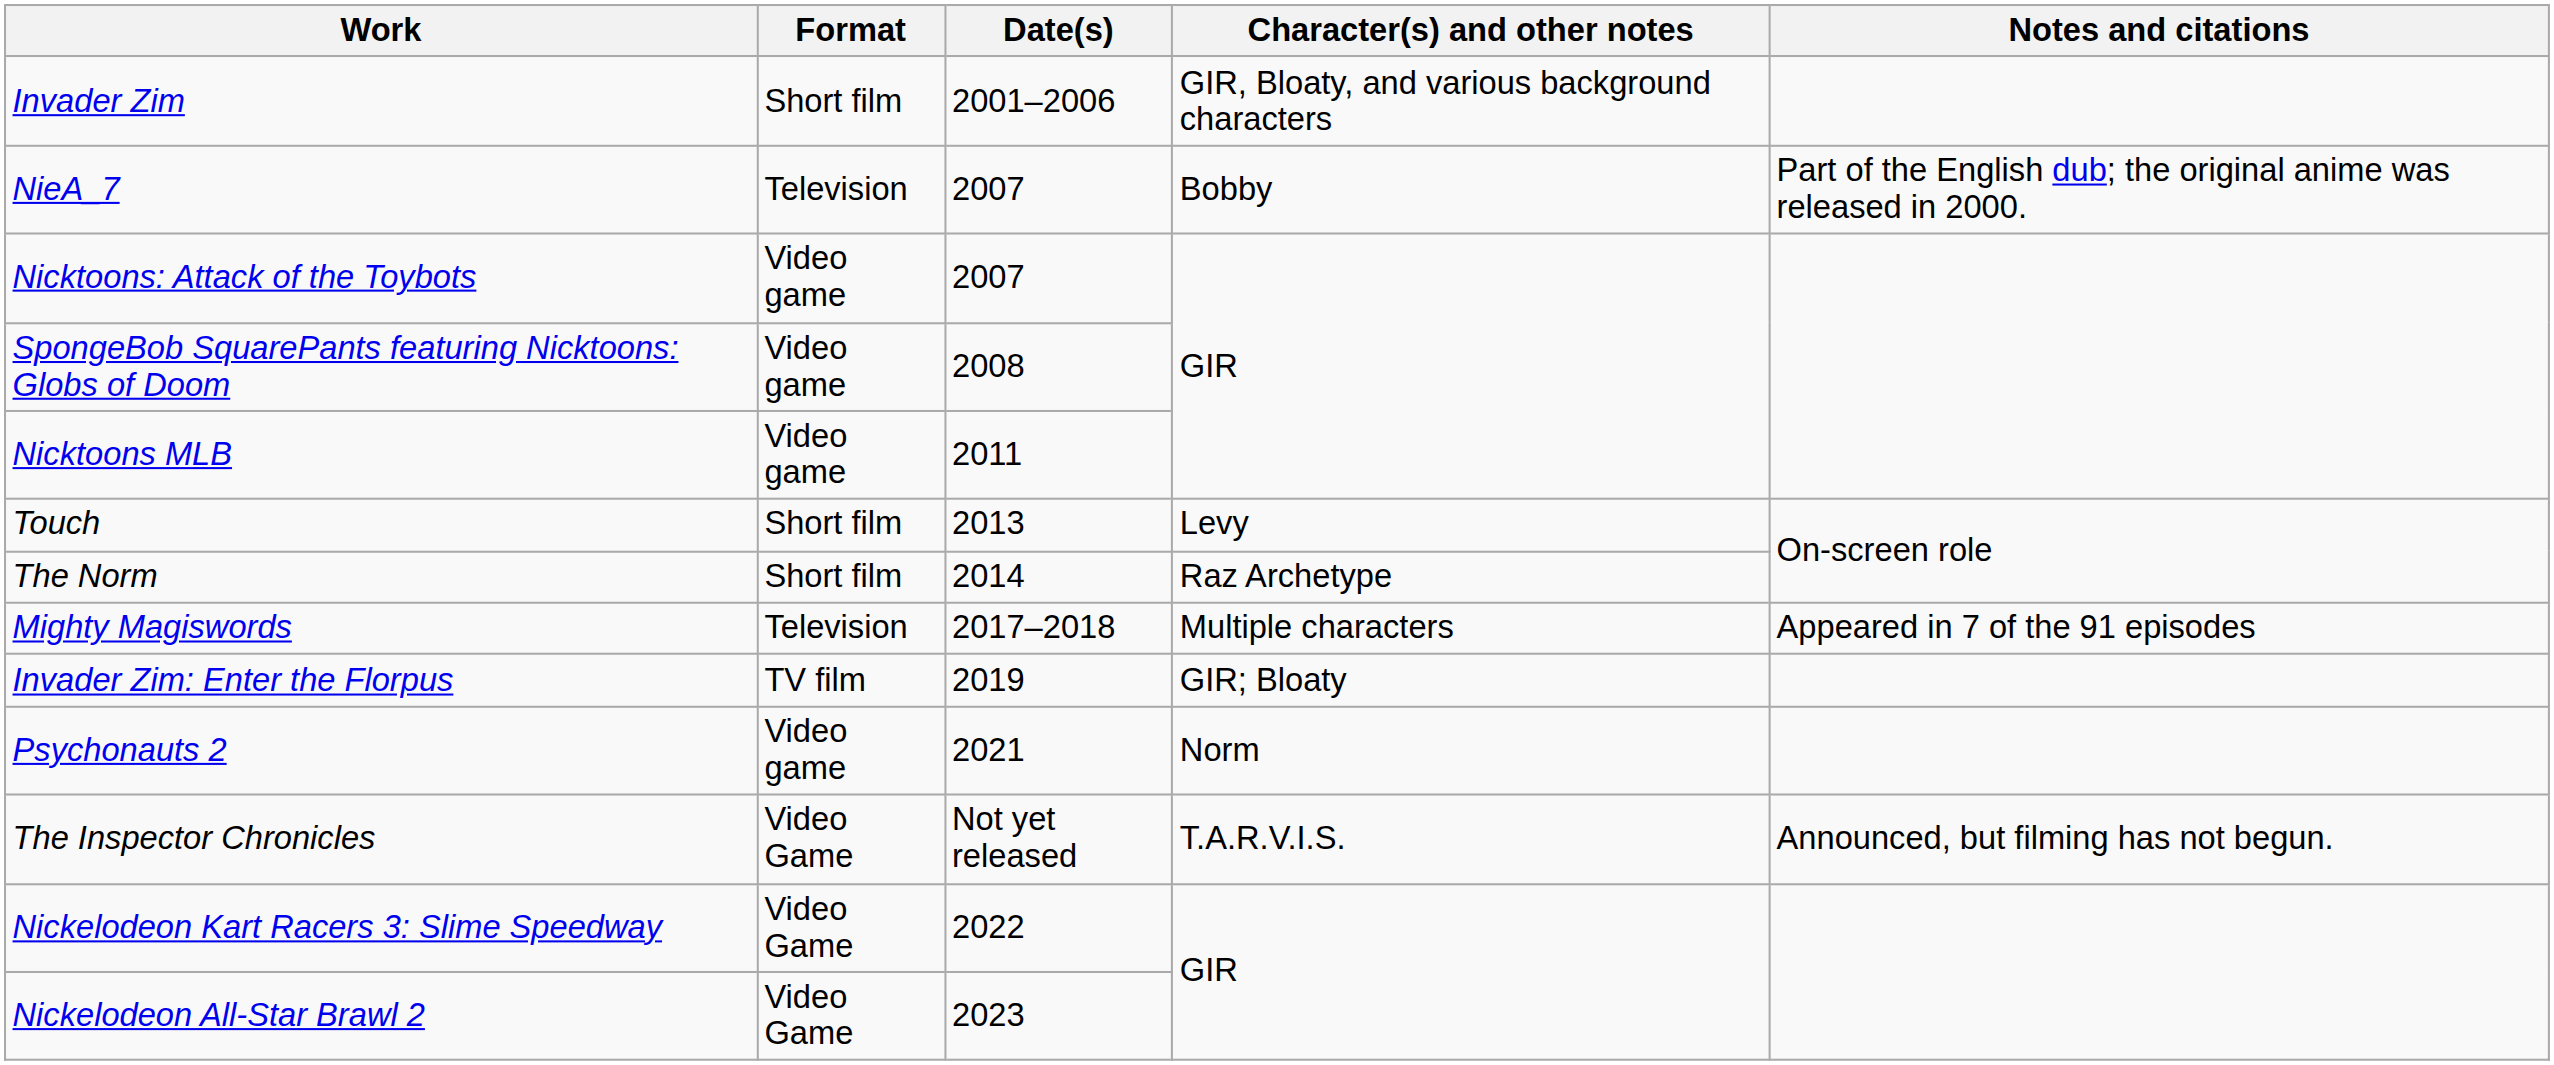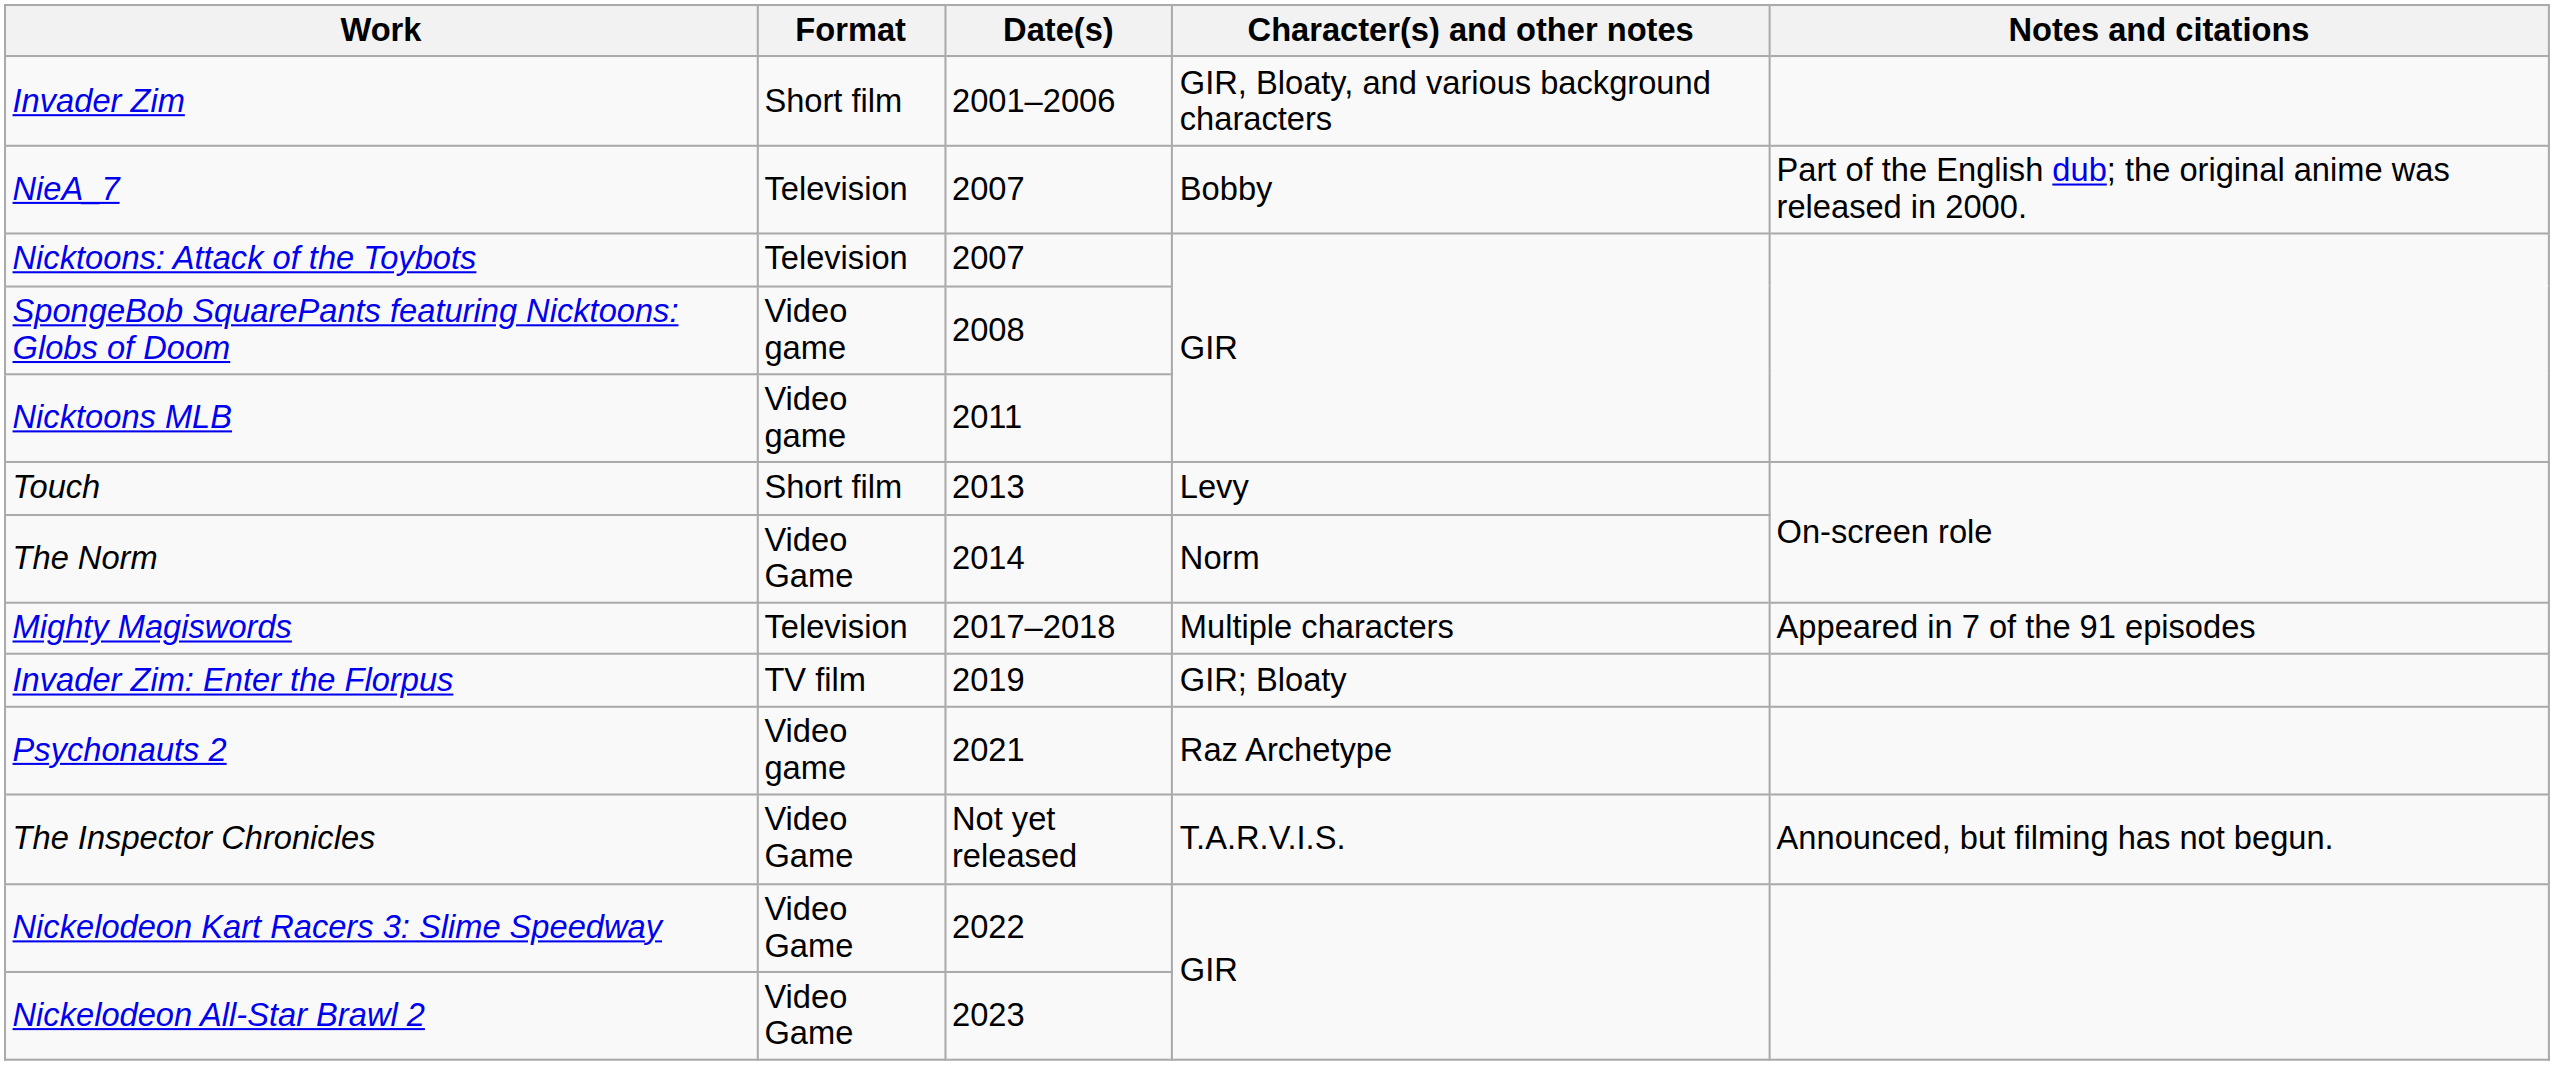(806, 277) Video game -> (836, 259) Television
(833, 576) Short film -> (809, 557) Video Game
(1286, 576) Raz Archetype -> (1220, 557) Norm
(1220, 749) Norm -> (1286, 749) Raz Archetype
